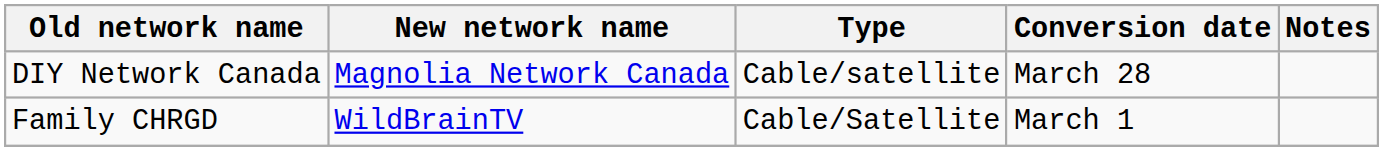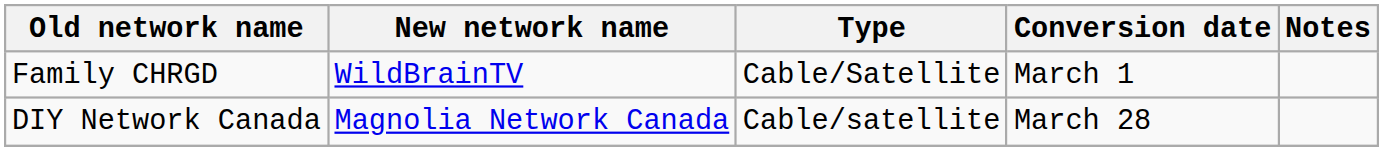rows swapped: (115, 122) <-> (166, 75)
